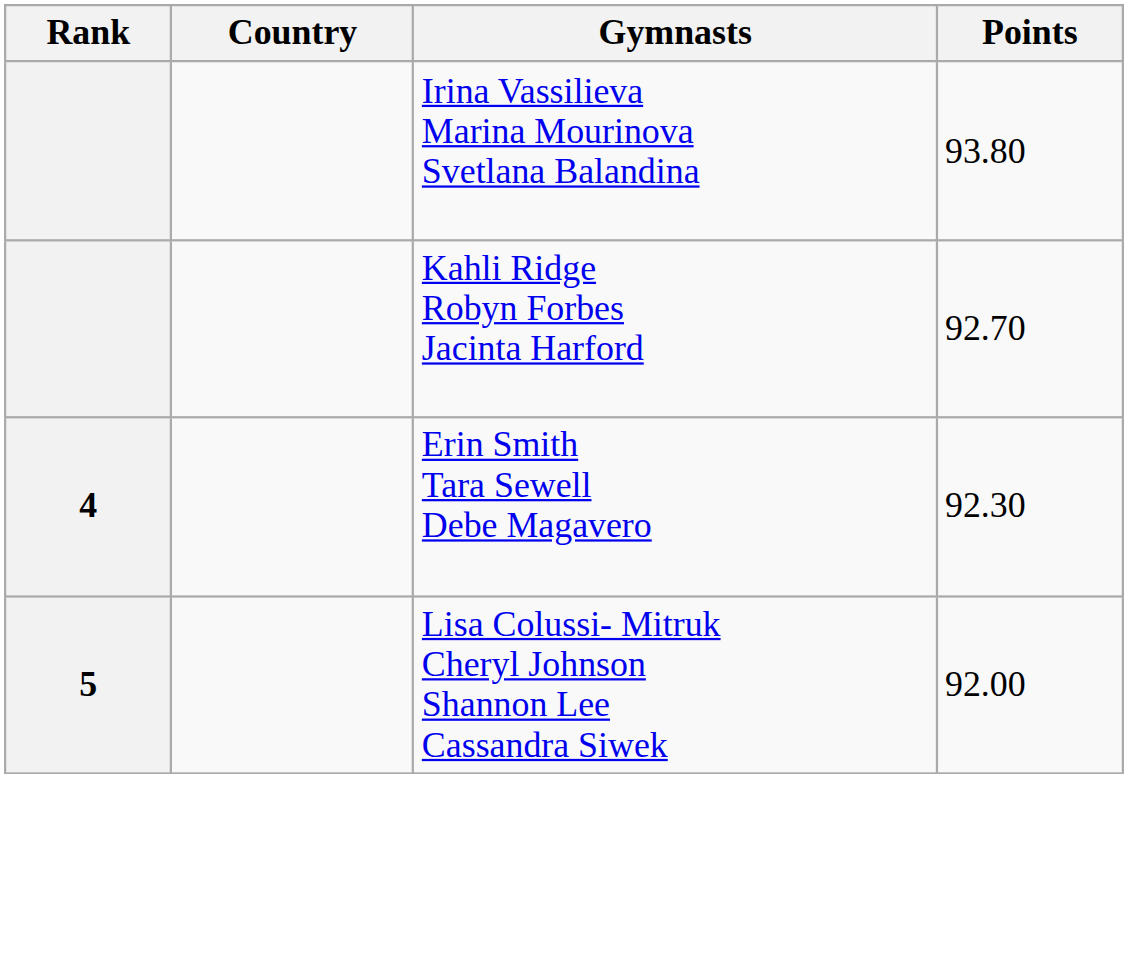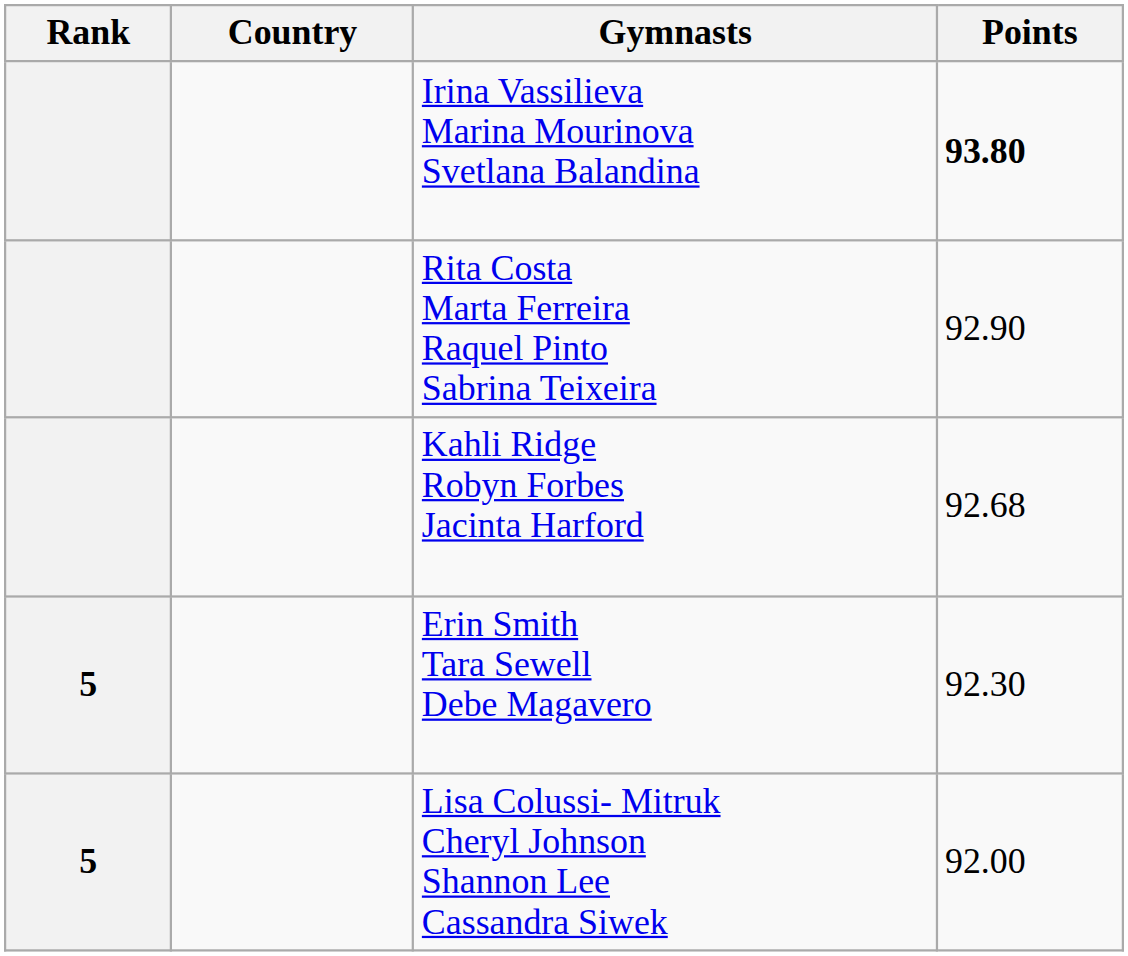(985, 150) normal -> (985, 150) bold
+ row: (539, 328)
(985, 328) 92.70 -> (985, 505) 92.68
(88, 505) 4 -> (88, 683) 5
